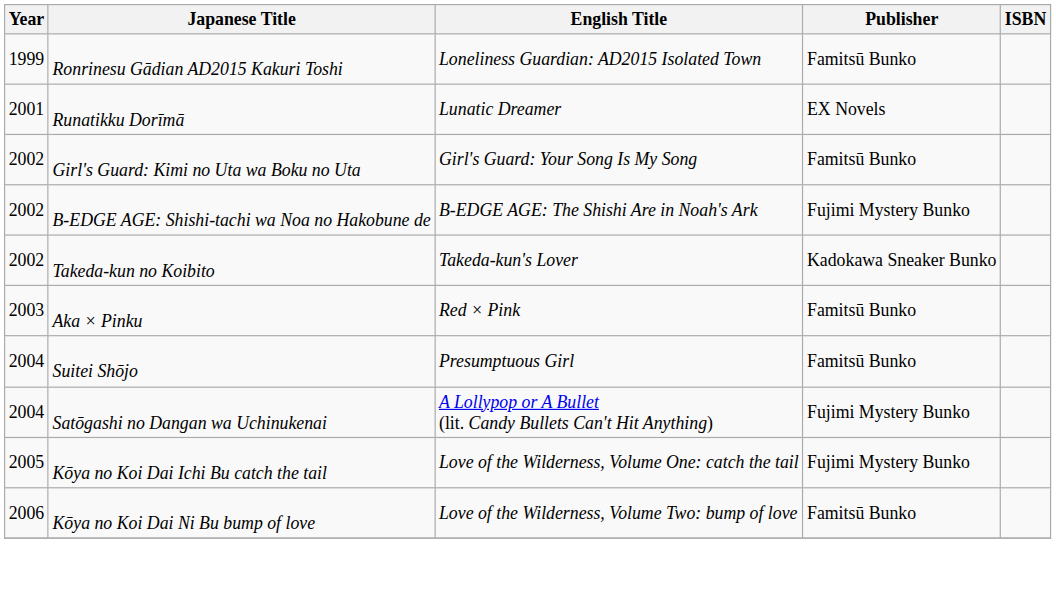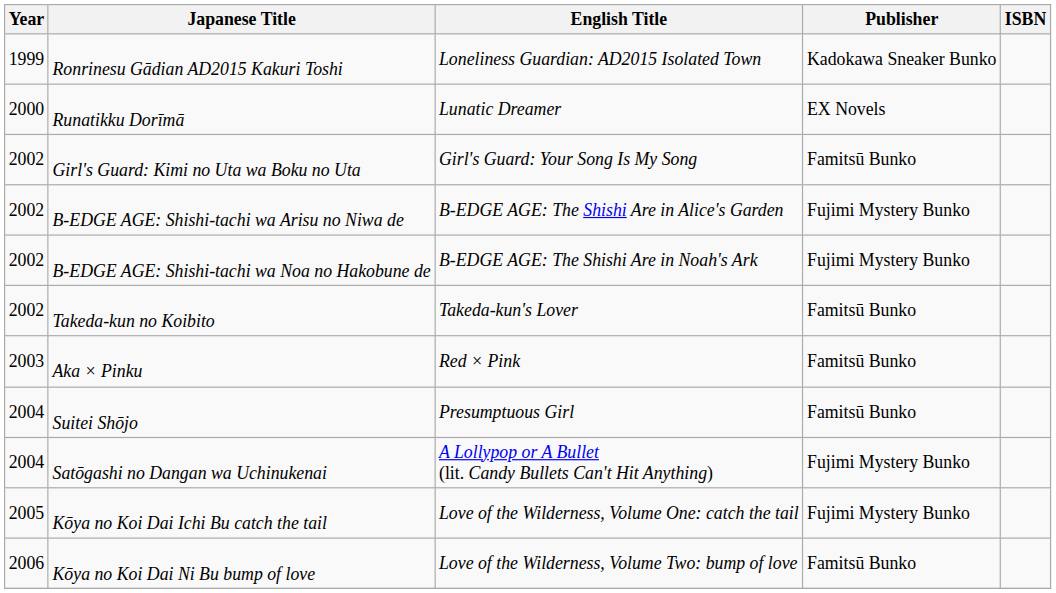(862, 59) Famitsū Bunko -> (902, 59) Kadokawa Sneaker Bunko
(26, 109) 2001 -> (26, 109) 2000
+ row: (228, 220)
(902, 260) Kadokawa Sneaker Bunko -> (862, 311) Famitsū Bunko
